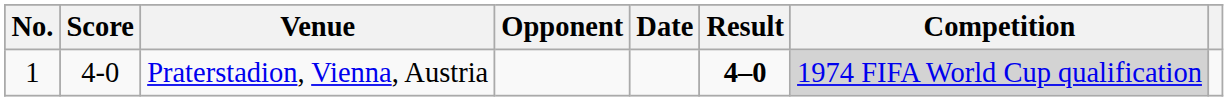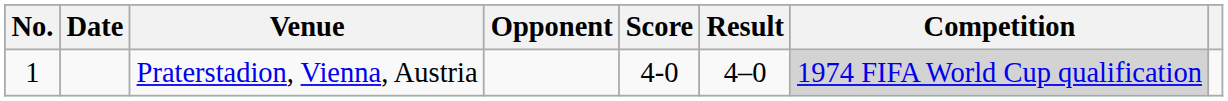columns swapped: (665, 27) <-> (100, 27)
(745, 72) bold -> (745, 72) normal
